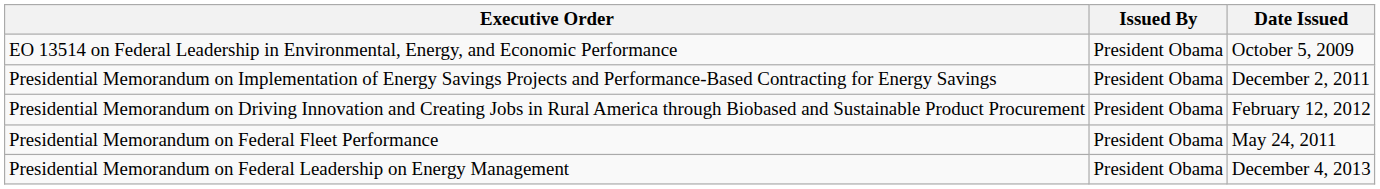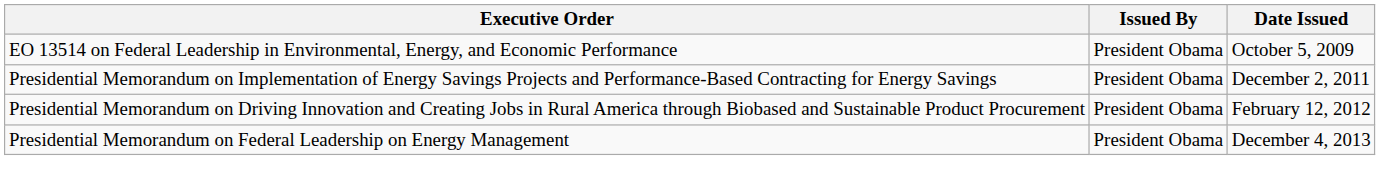- row: (224, 139)
